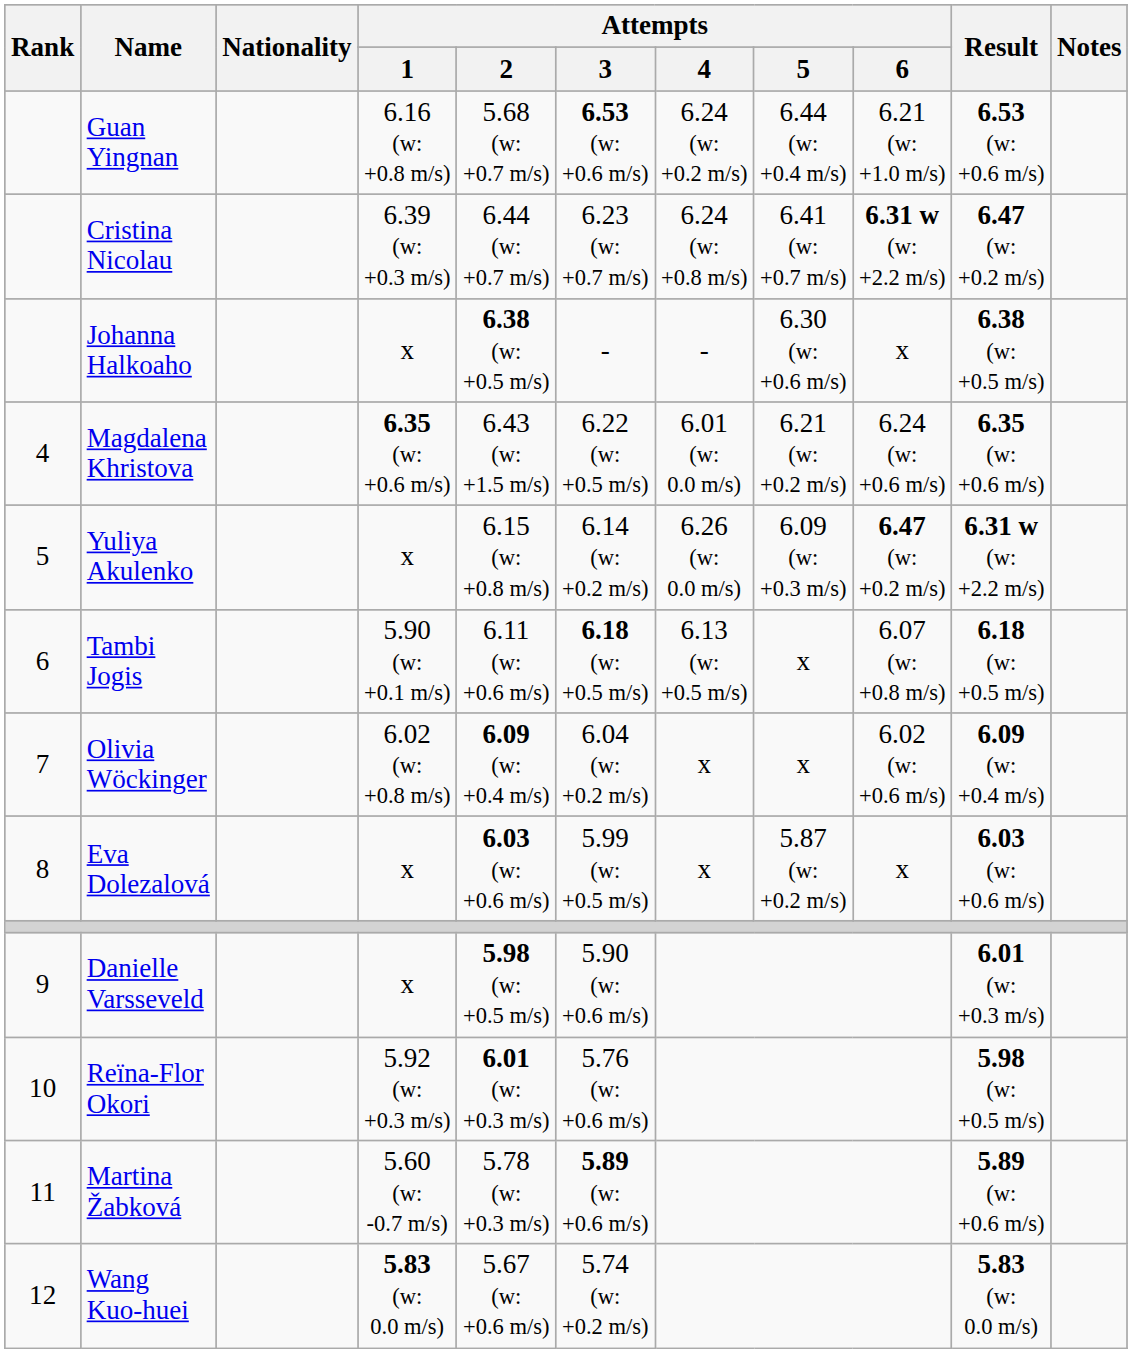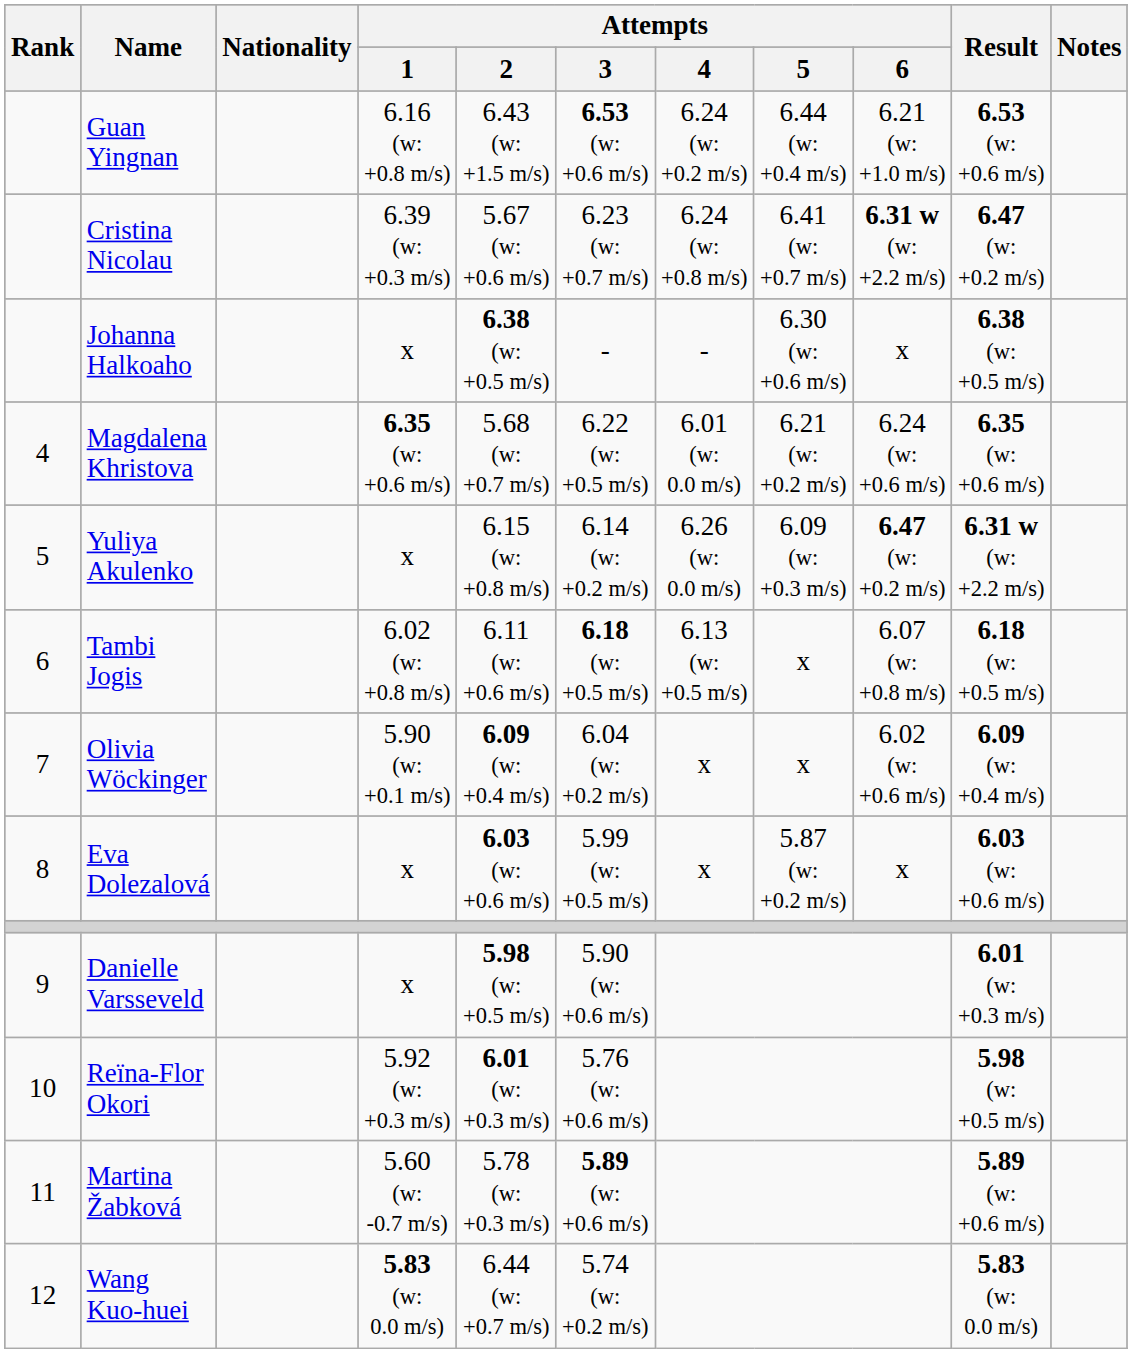(506, 142) 5.68 (w: +0.7 m/s) -> (506, 142) 6.43 (w: +1.5 m/s)
(506, 245) 6.44 (w: +0.7 m/s) -> (506, 245) 5.67 (w: +0.6 m/s)
(506, 453) 6.43 (w: +1.5 m/s) -> (506, 453) 5.68 (w: +0.7 m/s)
(407, 660) 5.90 (w: +0.1 m/s) -> (407, 660) 6.02 (w: +0.8 m/s)
(407, 764) 6.02 (w: +0.8 m/s) -> (407, 764) 5.90 (w: +0.1 m/s)
(506, 1295) 5.67 (w: +0.6 m/s) -> (506, 1295) 6.44 (w: +0.7 m/s)
